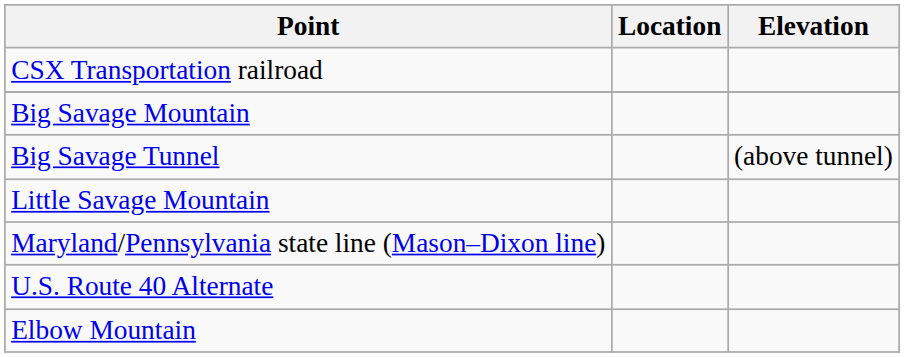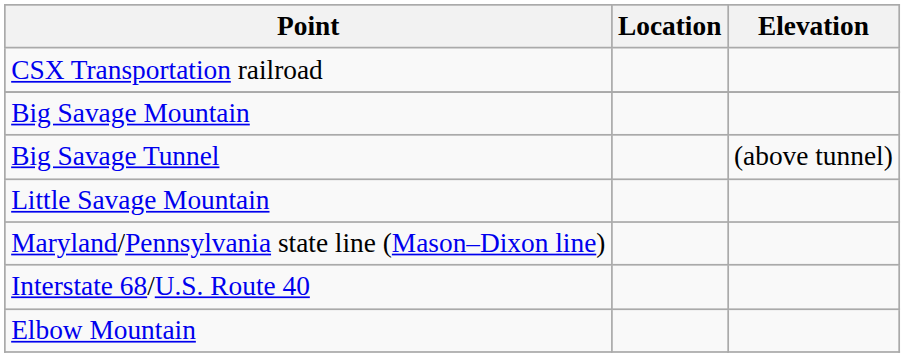- row: (142, 286)
+ row: (160, 286)
